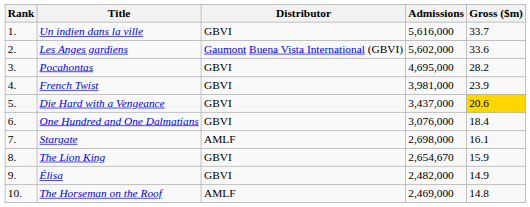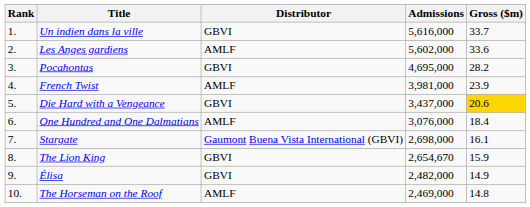(304, 49) Gaumont Buena Vista International (GBVI) -> (220, 49) AMLF
(218, 85) GBVI -> (220, 85) AMLF
(218, 121) GBVI -> (220, 121) AMLF
(220, 139) AMLF -> (304, 139) Gaumont Buena Vista International (GBVI)
